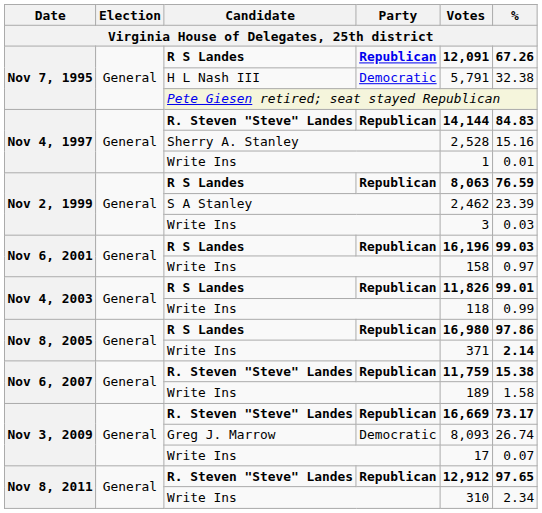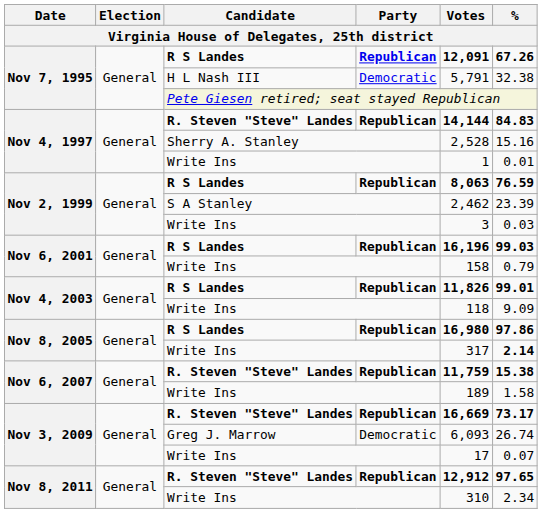(519, 267) 0.97 -> (519, 267) 0.79
(519, 309) 0.99 -> (519, 309) 9.09
(478, 351) 371 -> (478, 351) 317
(470, 434) 8,093 -> (470, 434) 6,093
